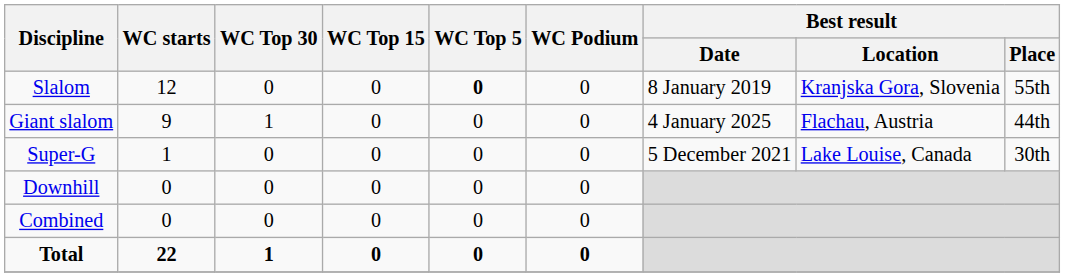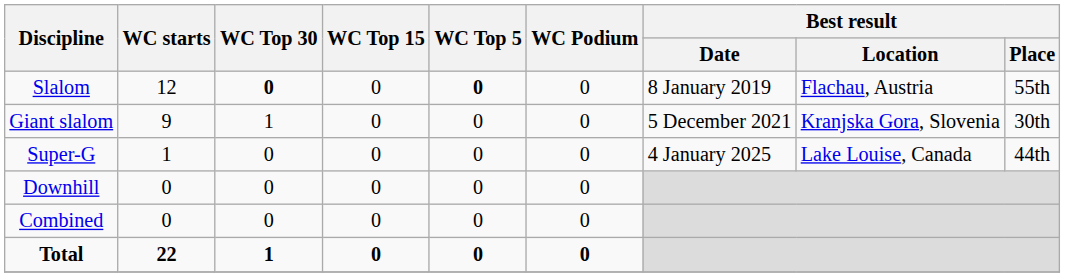(269, 88) normal -> (269, 88) bold
(900, 88) Kranjska Gora, Slovenia -> (867, 88) Flachau, Austria
(709, 121) 4 January 2025 -> (720, 121) 5 December 2021
(867, 121) Flachau, Austria -> (900, 121) Kranjska Gora, Slovenia
(1032, 121) 44th -> (1032, 121) 30th
(720, 154) 5 December 2021 -> (709, 154) 4 January 2025
(1032, 154) 30th -> (1032, 154) 44th
